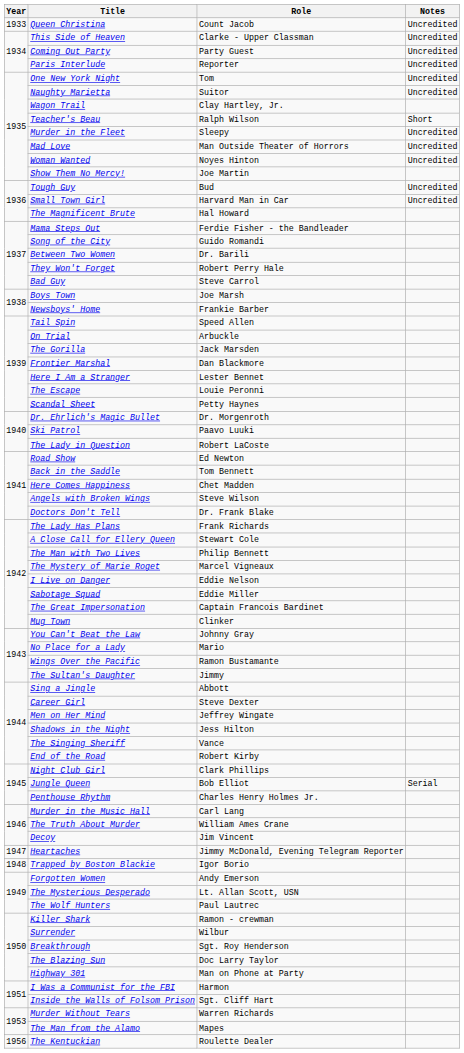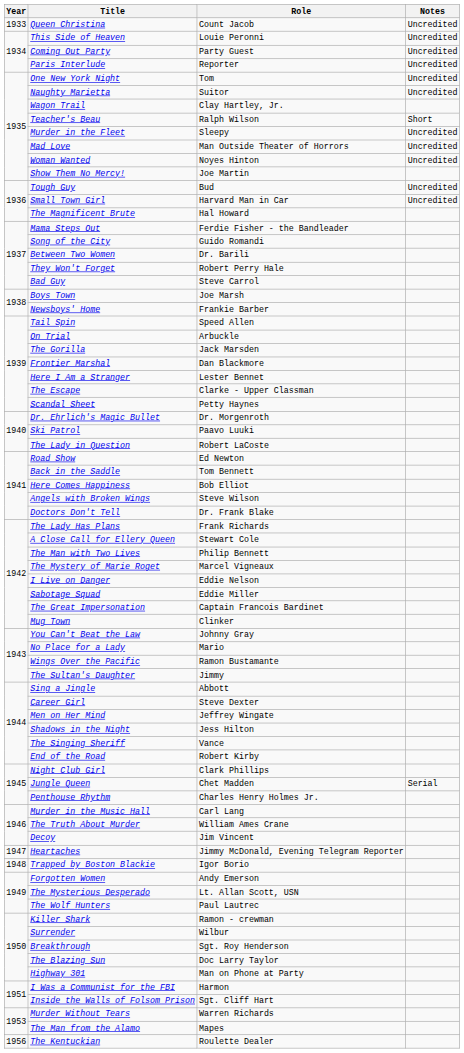(256, 38) Clarke - Upper Classman -> (231, 38) Louie Peronni
(231, 391) Louie Peronni -> (256, 391) Clarke - Upper Classman
(226, 486) Chet Madden -> (224, 486) Bob Elliot
(224, 784) Bob Elliot -> (226, 784) Chet Madden
